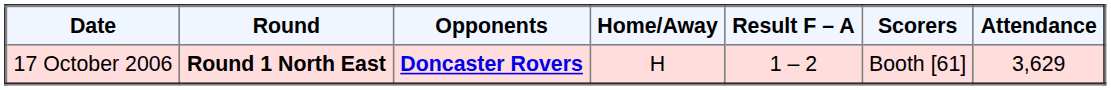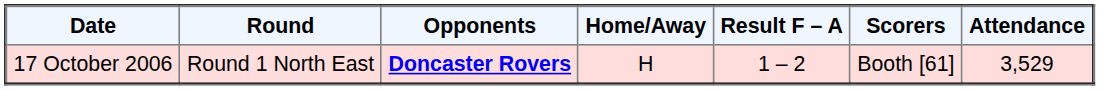(286, 64) bold -> (281, 64) normal
(1039, 64) 3,629 -> (1027, 64) 3,529
